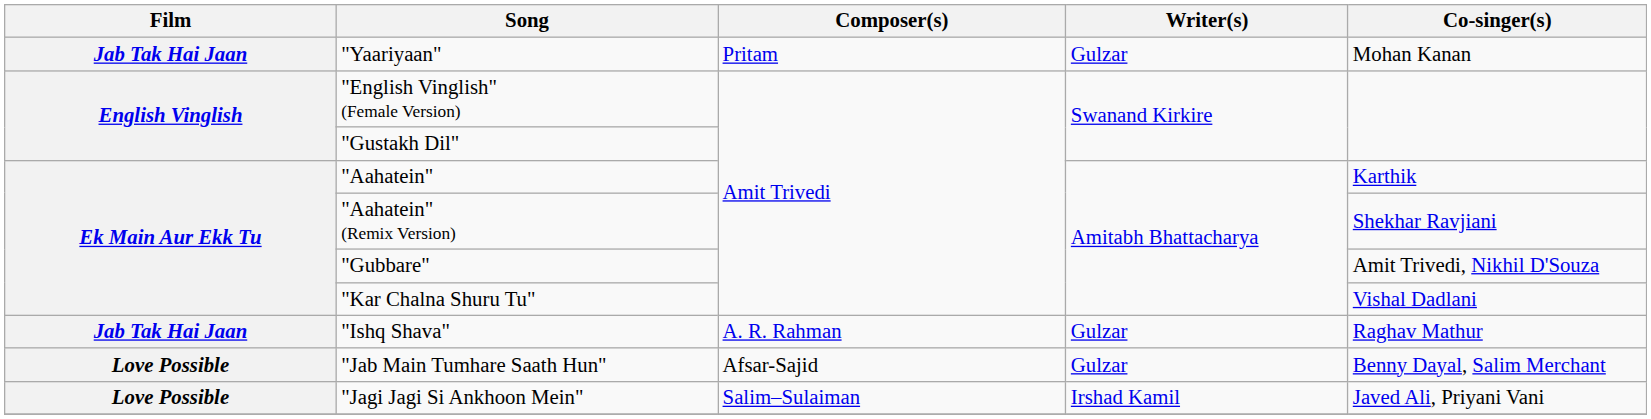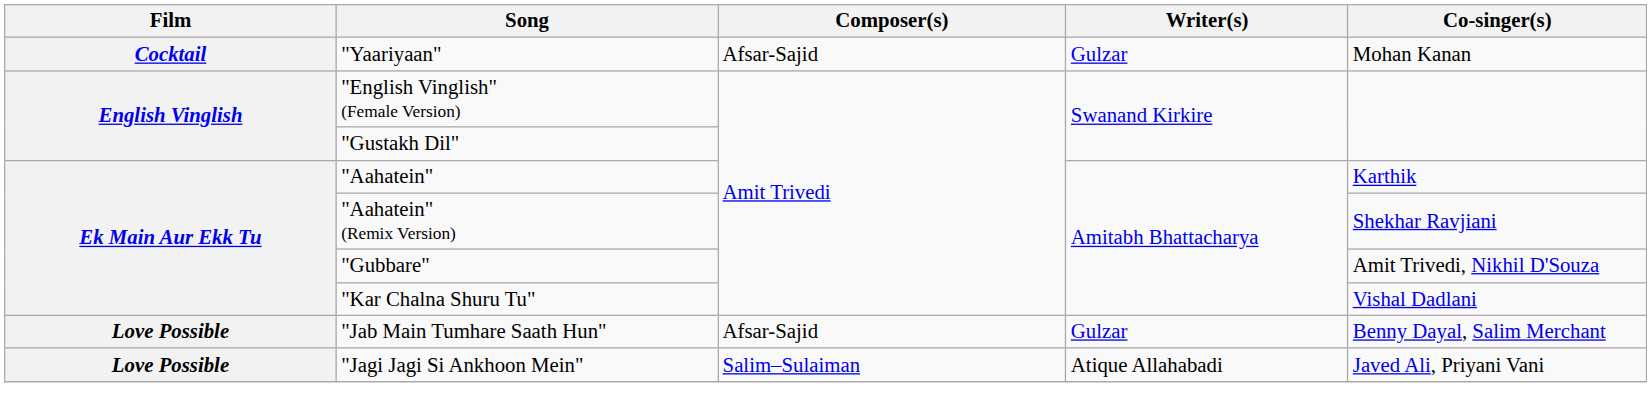(170, 53) Jab Tak Hai Jaan -> (170, 53) Cocktail
(750, 53) Pritam -> (770, 53) Afsar-Sajid
- row: (396, 331)
(1125, 397) Irshad Kamil -> (1147, 364) Atique Allahabadi
